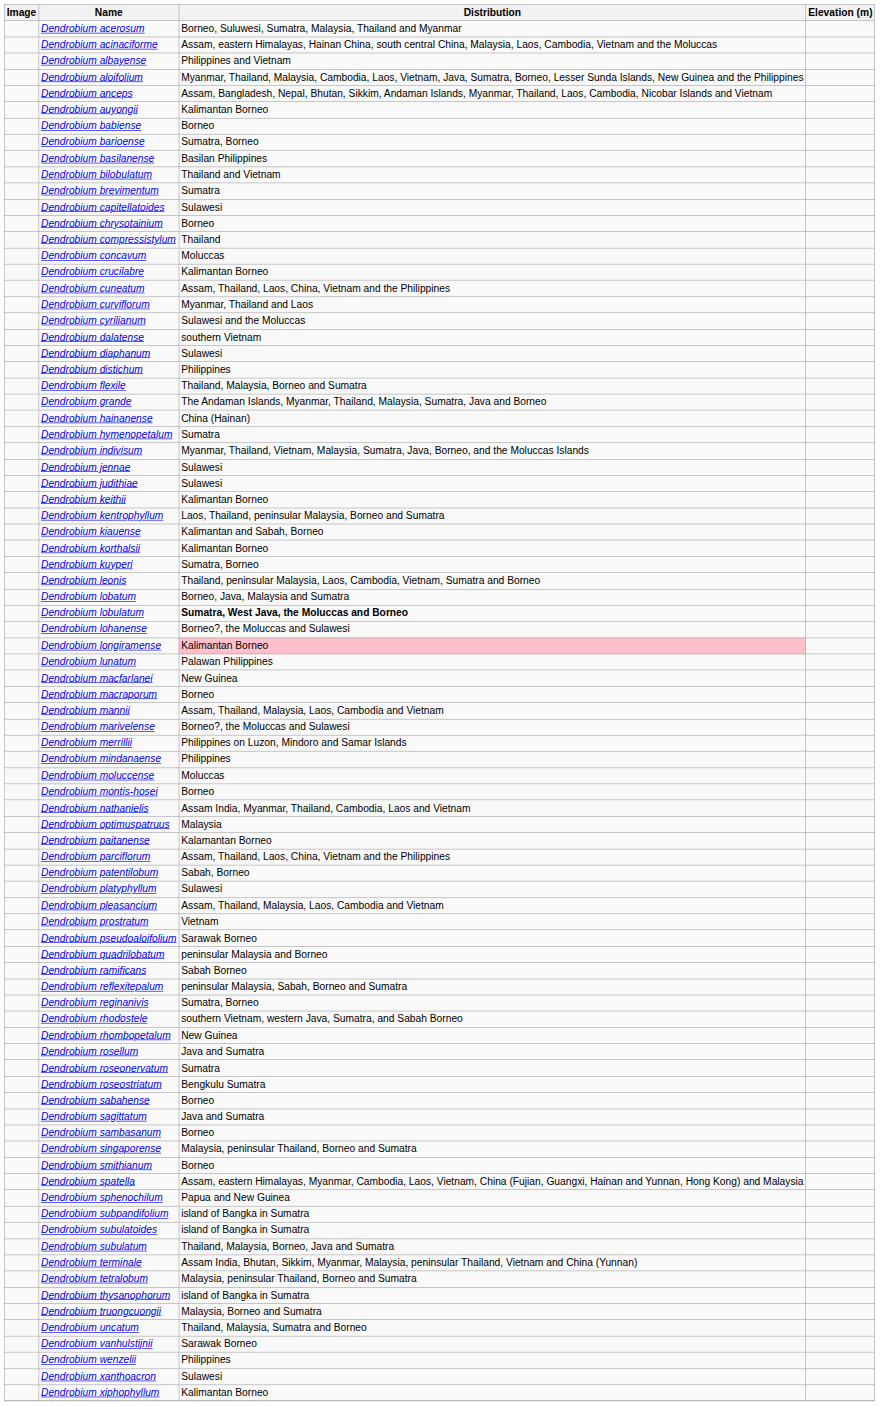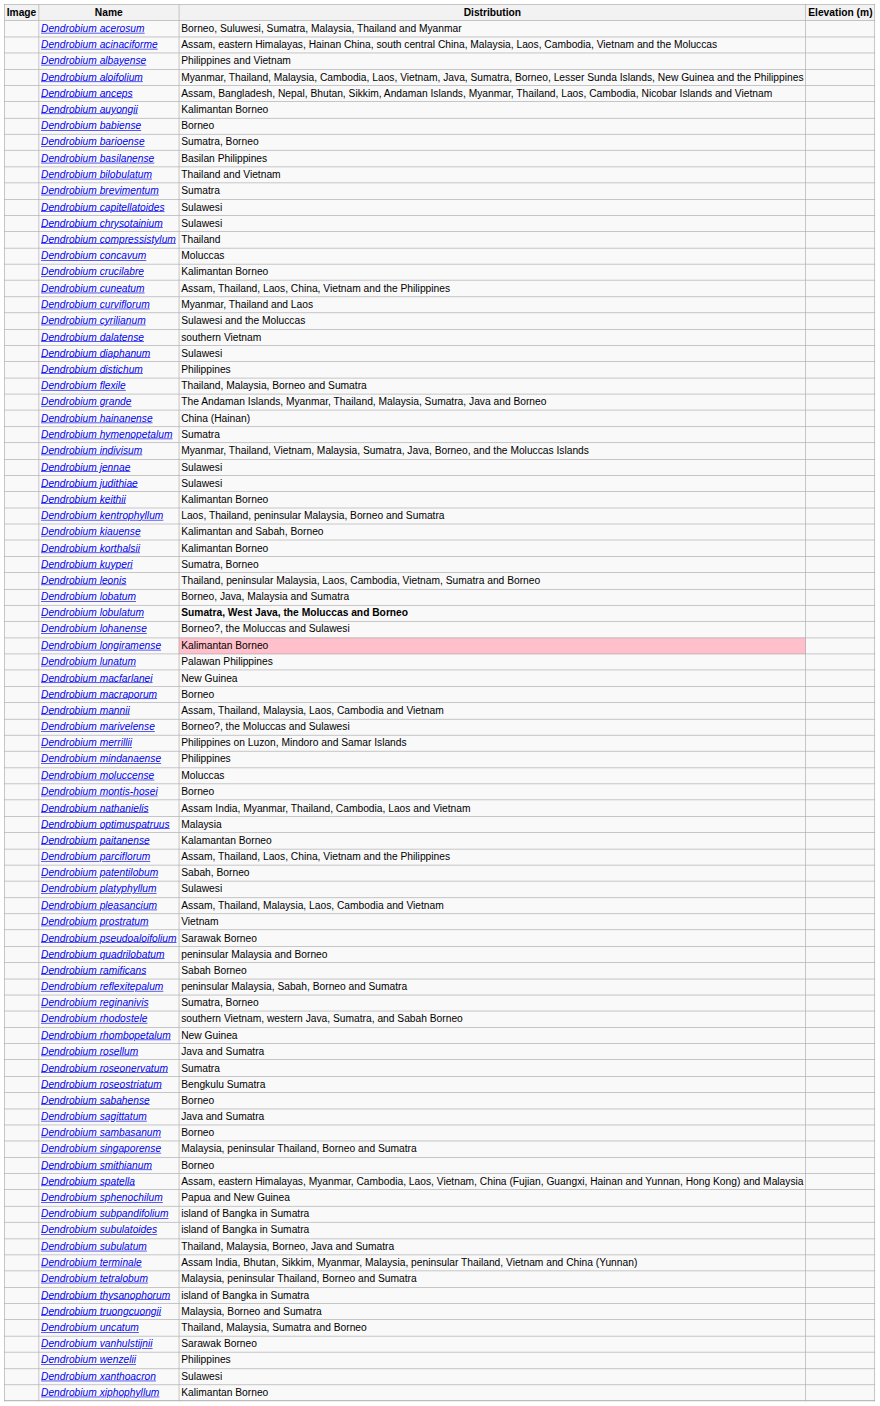(198, 223) Borneo -> (202, 223) Sulawesi
